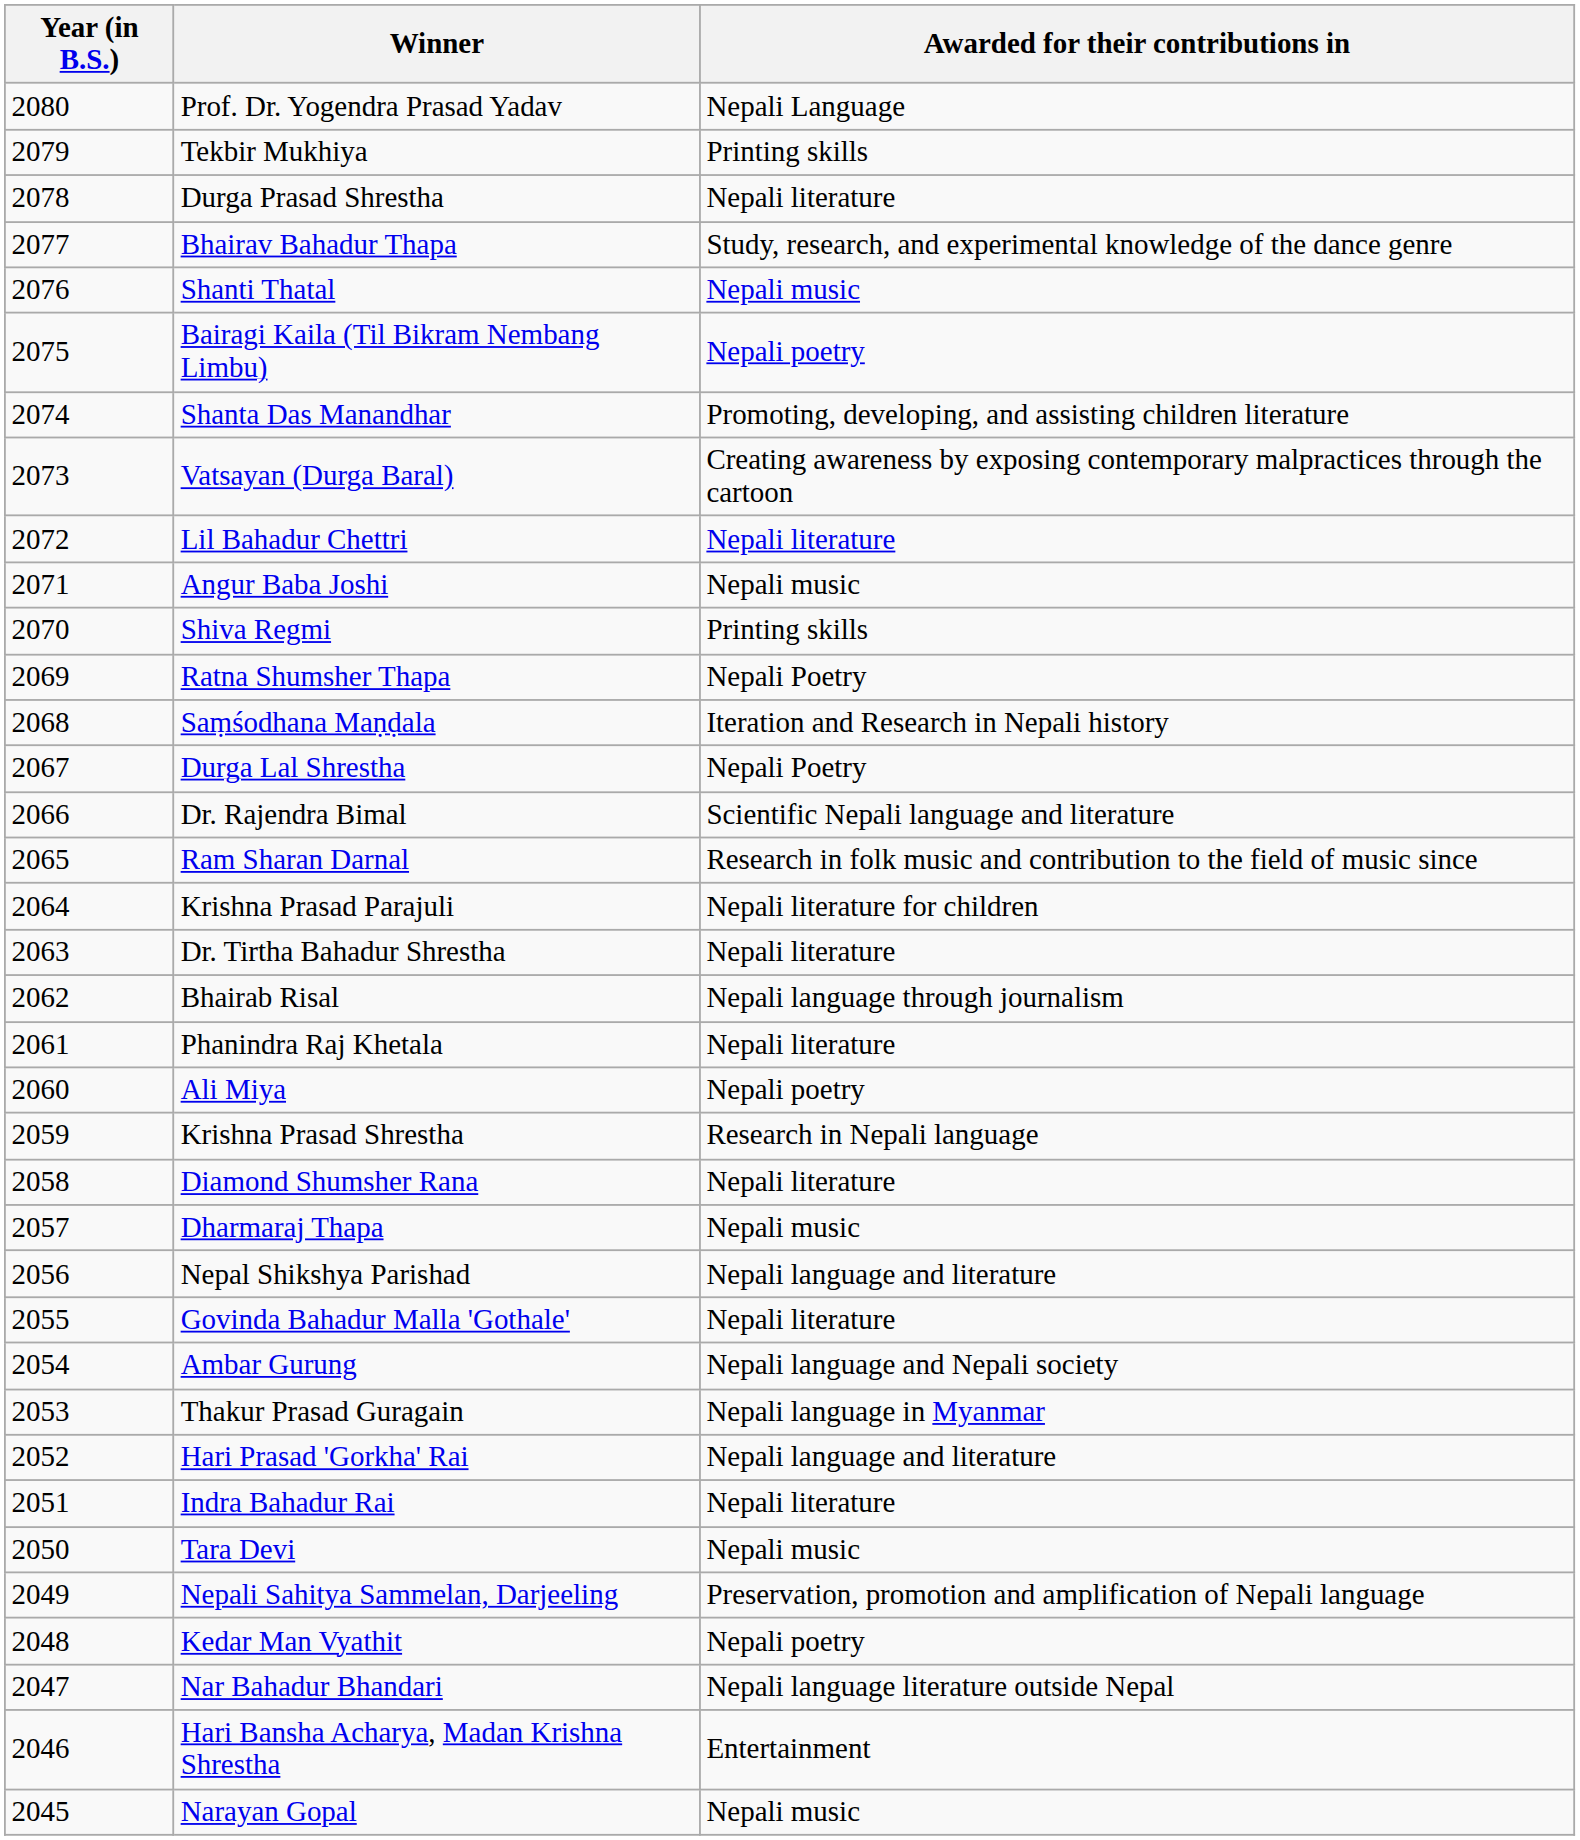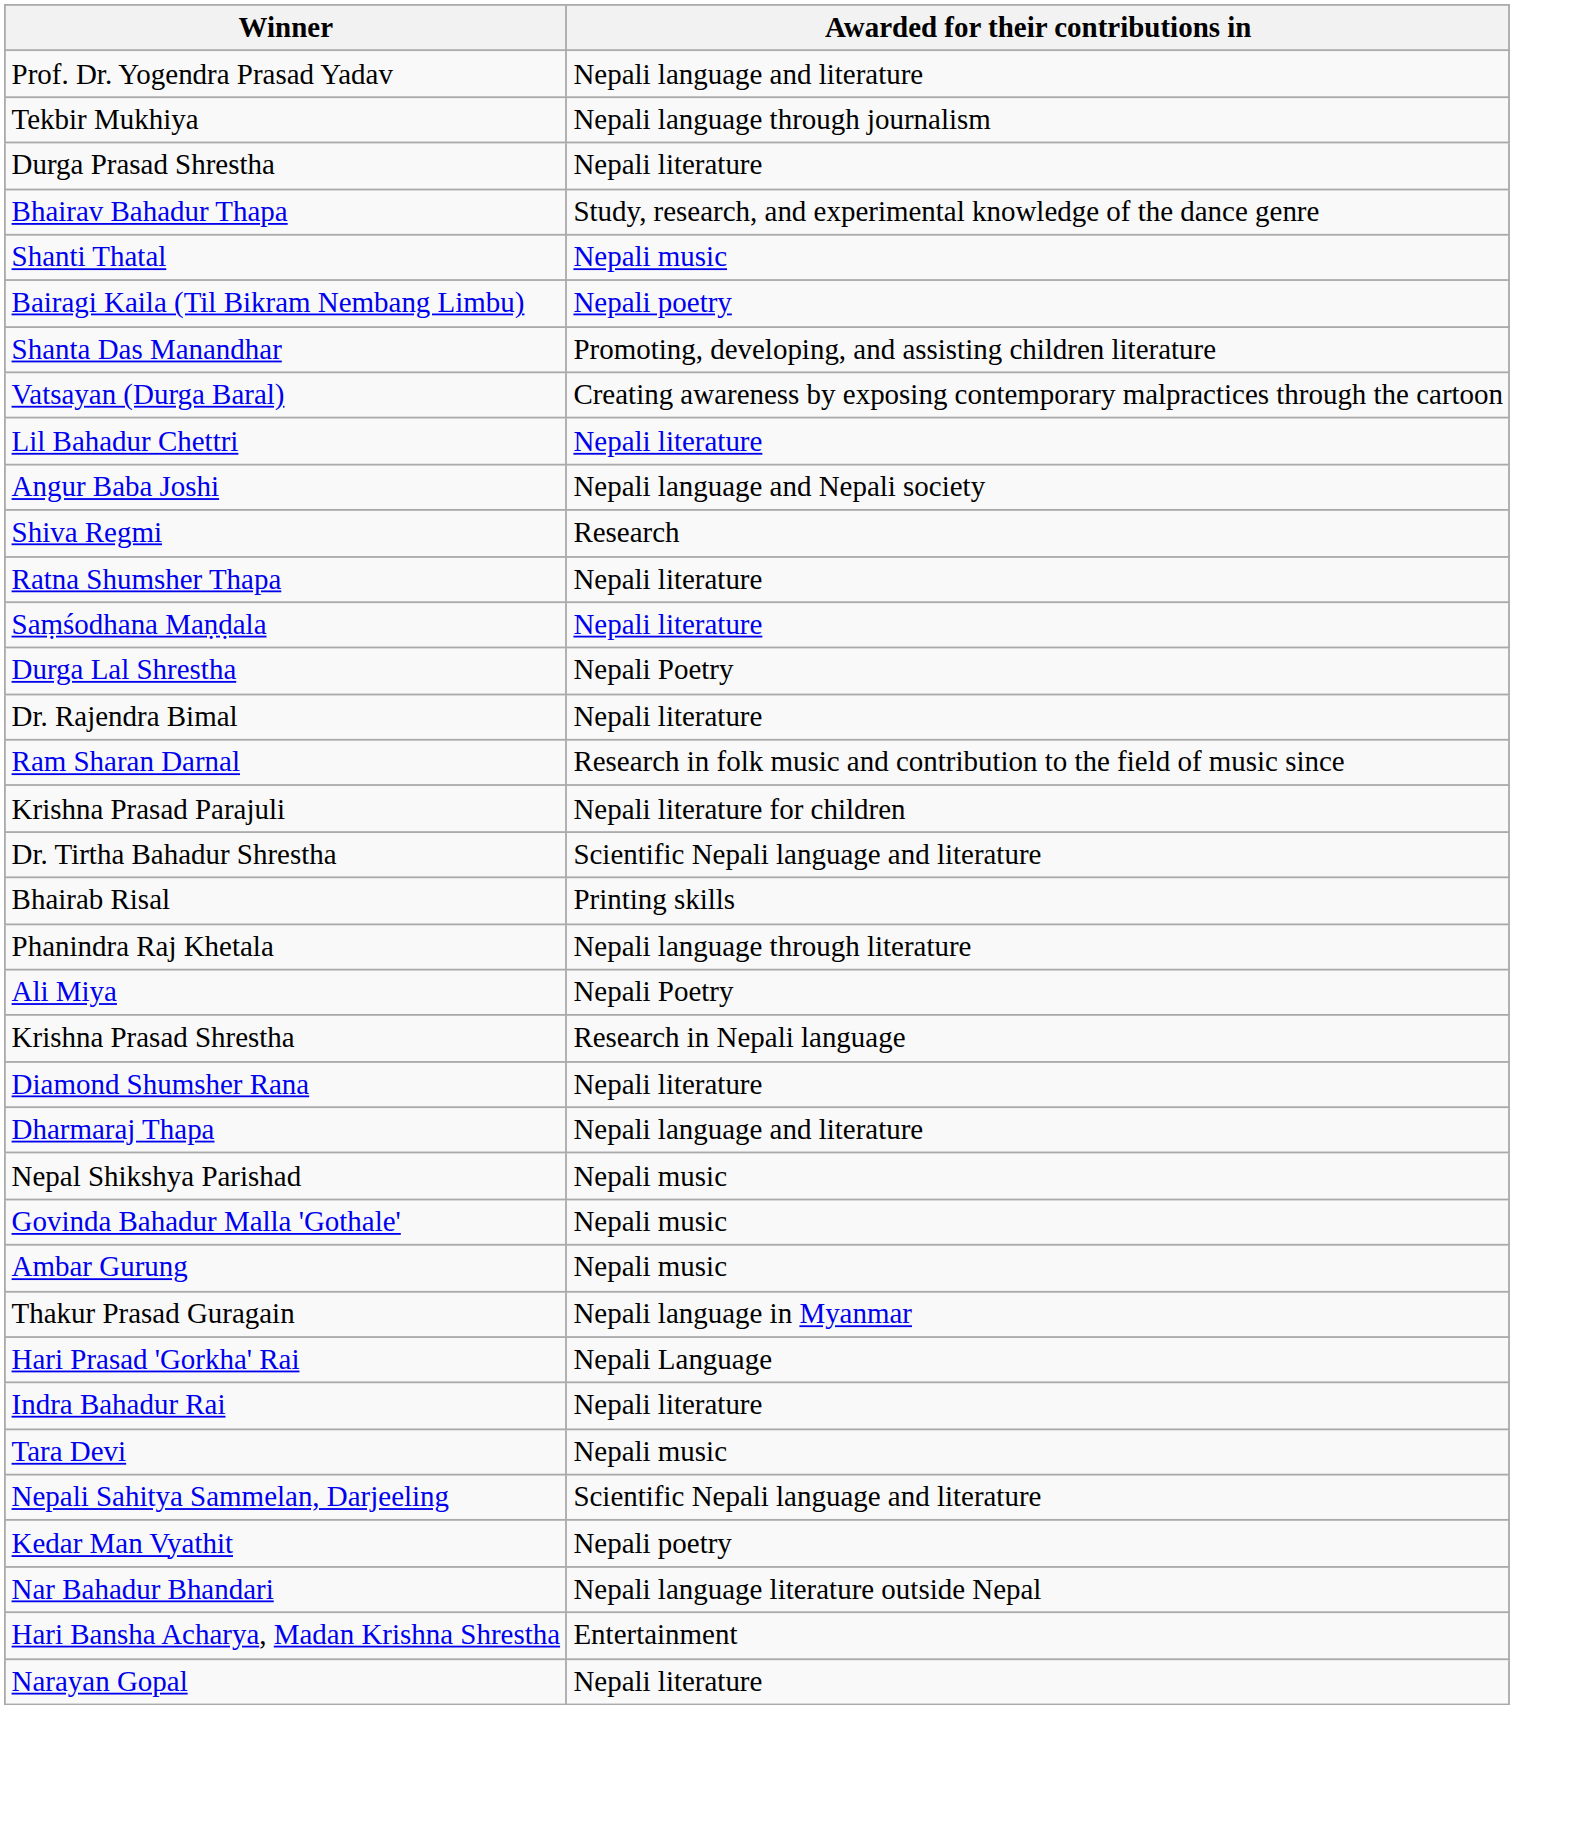- column: (89, 43)
(806, 105) Nepali Language -> (748, 73) Nepali language and literature
(787, 151) Printing skills -> (782, 119) Nepali language through journalism
(783, 584) Nepali music -> (779, 486) Nepali language and Nepali society
(787, 630) Printing skills -> (626, 532) Research
(786, 676) Nepali Poetry -> (668, 578) Nepali literature
(938, 722) Iteration and Research in Nepali history -> (668, 624) Nepali literature
(940, 814) Scientific Nepali language and literature -> (668, 716) Nepali literature
(801, 951) Nepali literature -> (807, 854) Scientific Nepali language and literature
(915, 997) Nepali language through journalism -> (654, 900) Printing skills
(801, 1043) Nepali literature -> (772, 946) Nepali language through literature
(786, 1089) Nepali poetry -> (653, 991) Nepali Poetry
(783, 1227) Nepali music -> (748, 1129) Nepali language and literature
(881, 1273) Nepali language and literature -> (650, 1175) Nepali music
(801, 1319) Nepali literature -> (650, 1221) Nepali music
(912, 1365) Nepali language and Nepali society -> (650, 1267) Nepali music
(881, 1457) Nepali language and literature -> (673, 1359) Nepali Language
(1065, 1594) Preservation, promotion and amplification of Nepali language -> (807, 1497) Scientific Nepali language and literature
(783, 1811) Nepali music -> (668, 1680) Nepali literature
